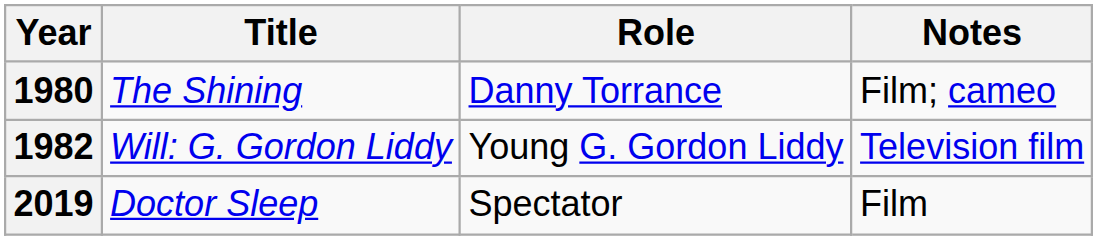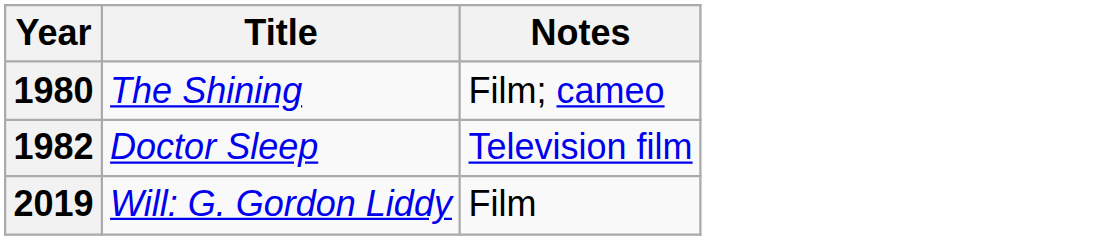- column: (656, 33)
(281, 147) Will: G. Gordon Liddy -> (214, 147) Doctor Sleep
(214, 204) Doctor Sleep -> (281, 204) Will: G. Gordon Liddy
